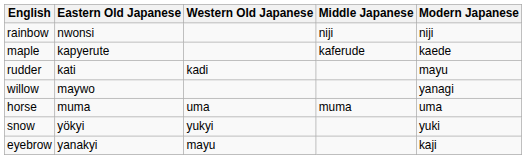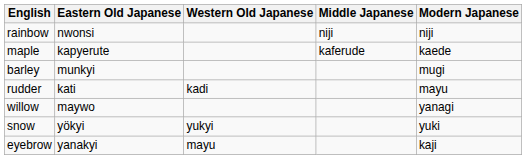+ row: (23, 70)
- row: (22, 107)
